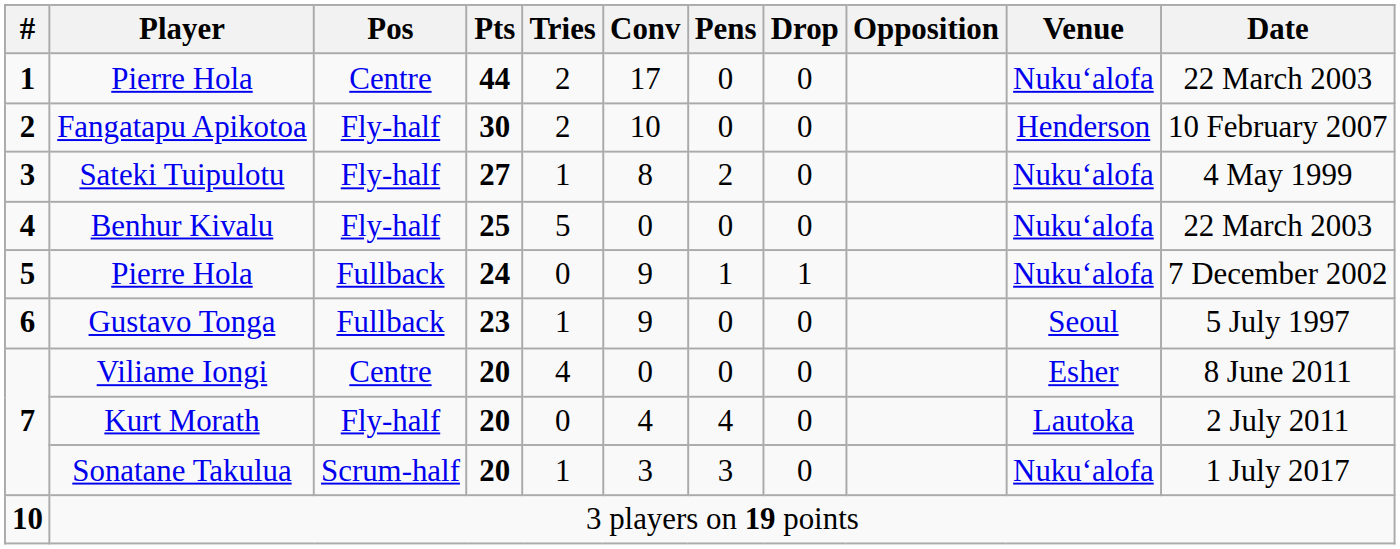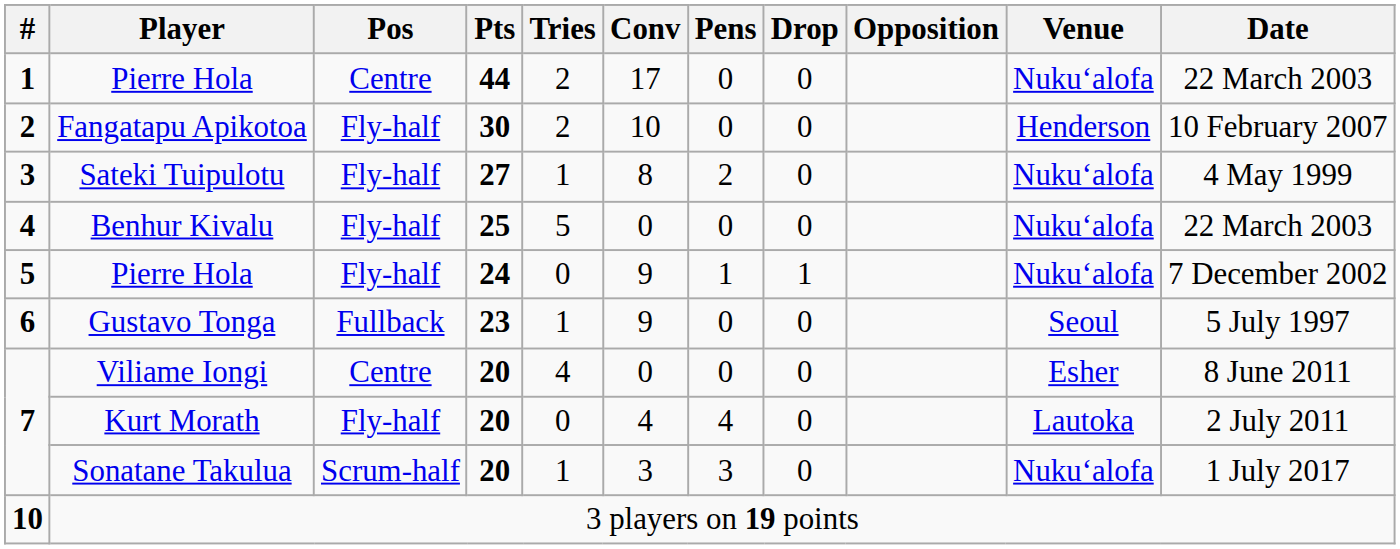(390, 273) Fullback -> (390, 273) Fly-half
